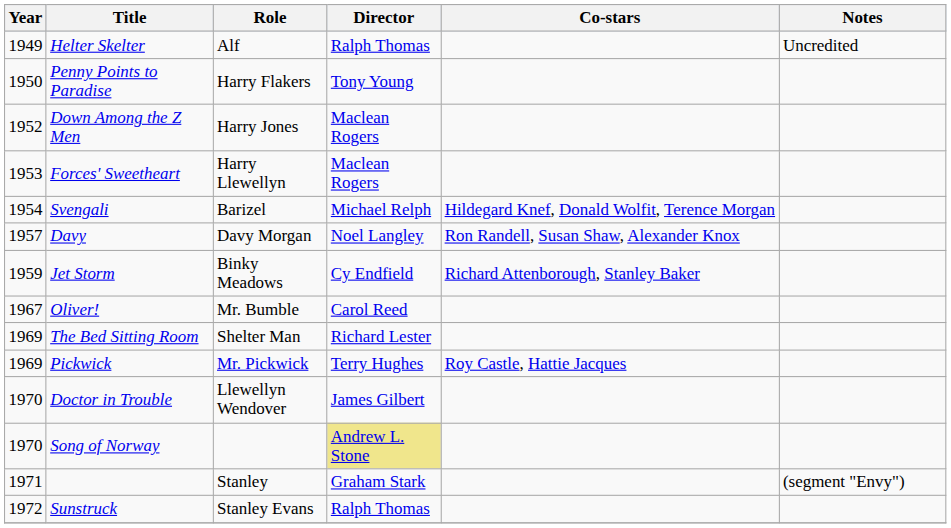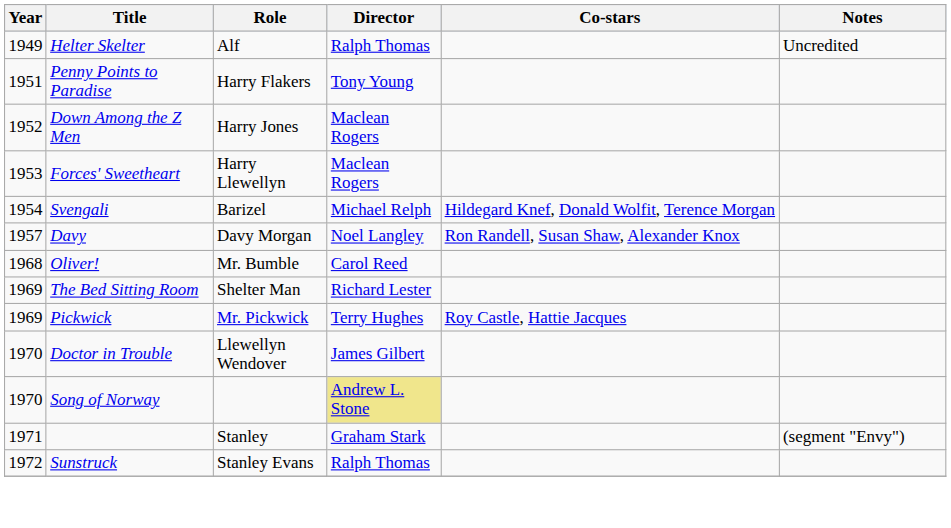(25, 81) 1950 -> (25, 81) 1951
- row: (82, 273)
(25, 309) 1967 -> (25, 263) 1968
